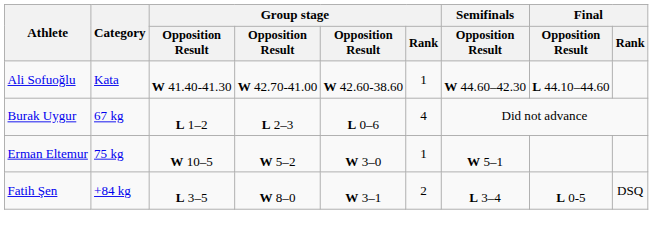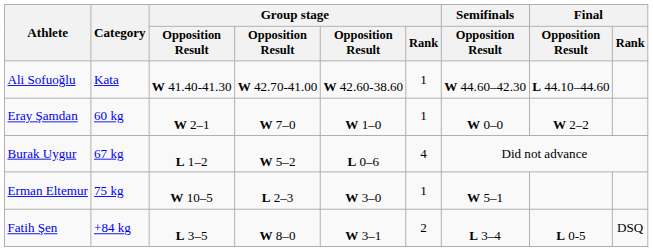+ row: (43, 117)
(277, 124) L 2–3 -> (277, 161) W 5–2
(277, 161) W 5–2 -> (277, 199) L 2–3
